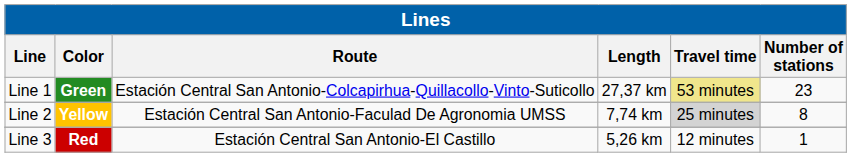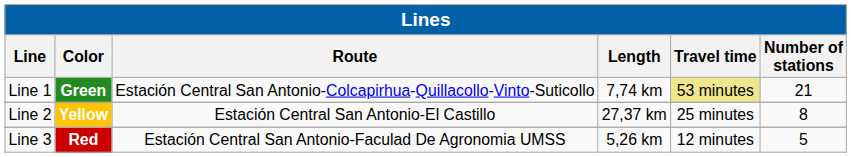(634, 90) 27,37 km -> (634, 90) 7,74 km
(803, 90) 23 -> (803, 90) 21
(355, 115) Estación Central San Antonio-Faculad De Agronomia UMSS -> (355, 115) Estación Central San Antonio-El Castillo
(634, 115) 7,74 km -> (634, 115) 27,37 km
(715, 115) lightgrey background -> (715, 115) no background
(355, 140) Estación Central San Antonio-El Castillo -> (355, 140) Estación Central San Antonio-Faculad De Agronomia UMSS
(803, 140) 1 -> (803, 140) 5
